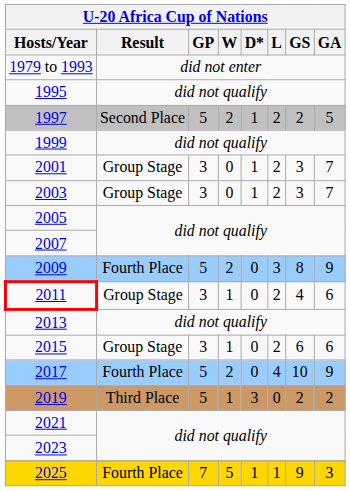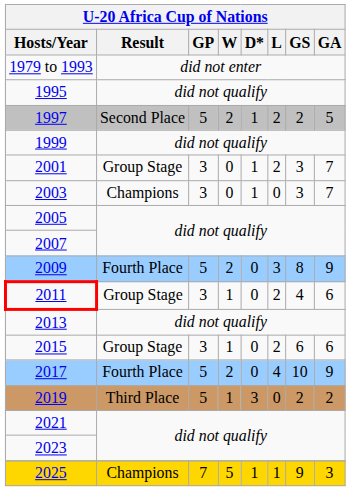(142, 192) Group Stage -> (142, 192) Champions
(277, 192) 2 -> (277, 192) 0
(142, 473) Fourth Place -> (142, 473) Champions
